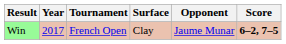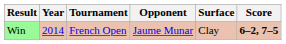columns swapped: (151, 13) <-> (204, 13)
(53, 30) 2017 -> (53, 30) 2014
